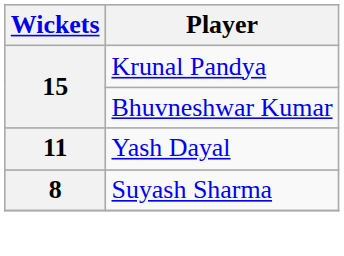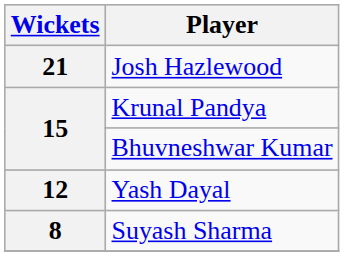+ row: (197, 66)
(55, 148) 11 -> (55, 189) 12
